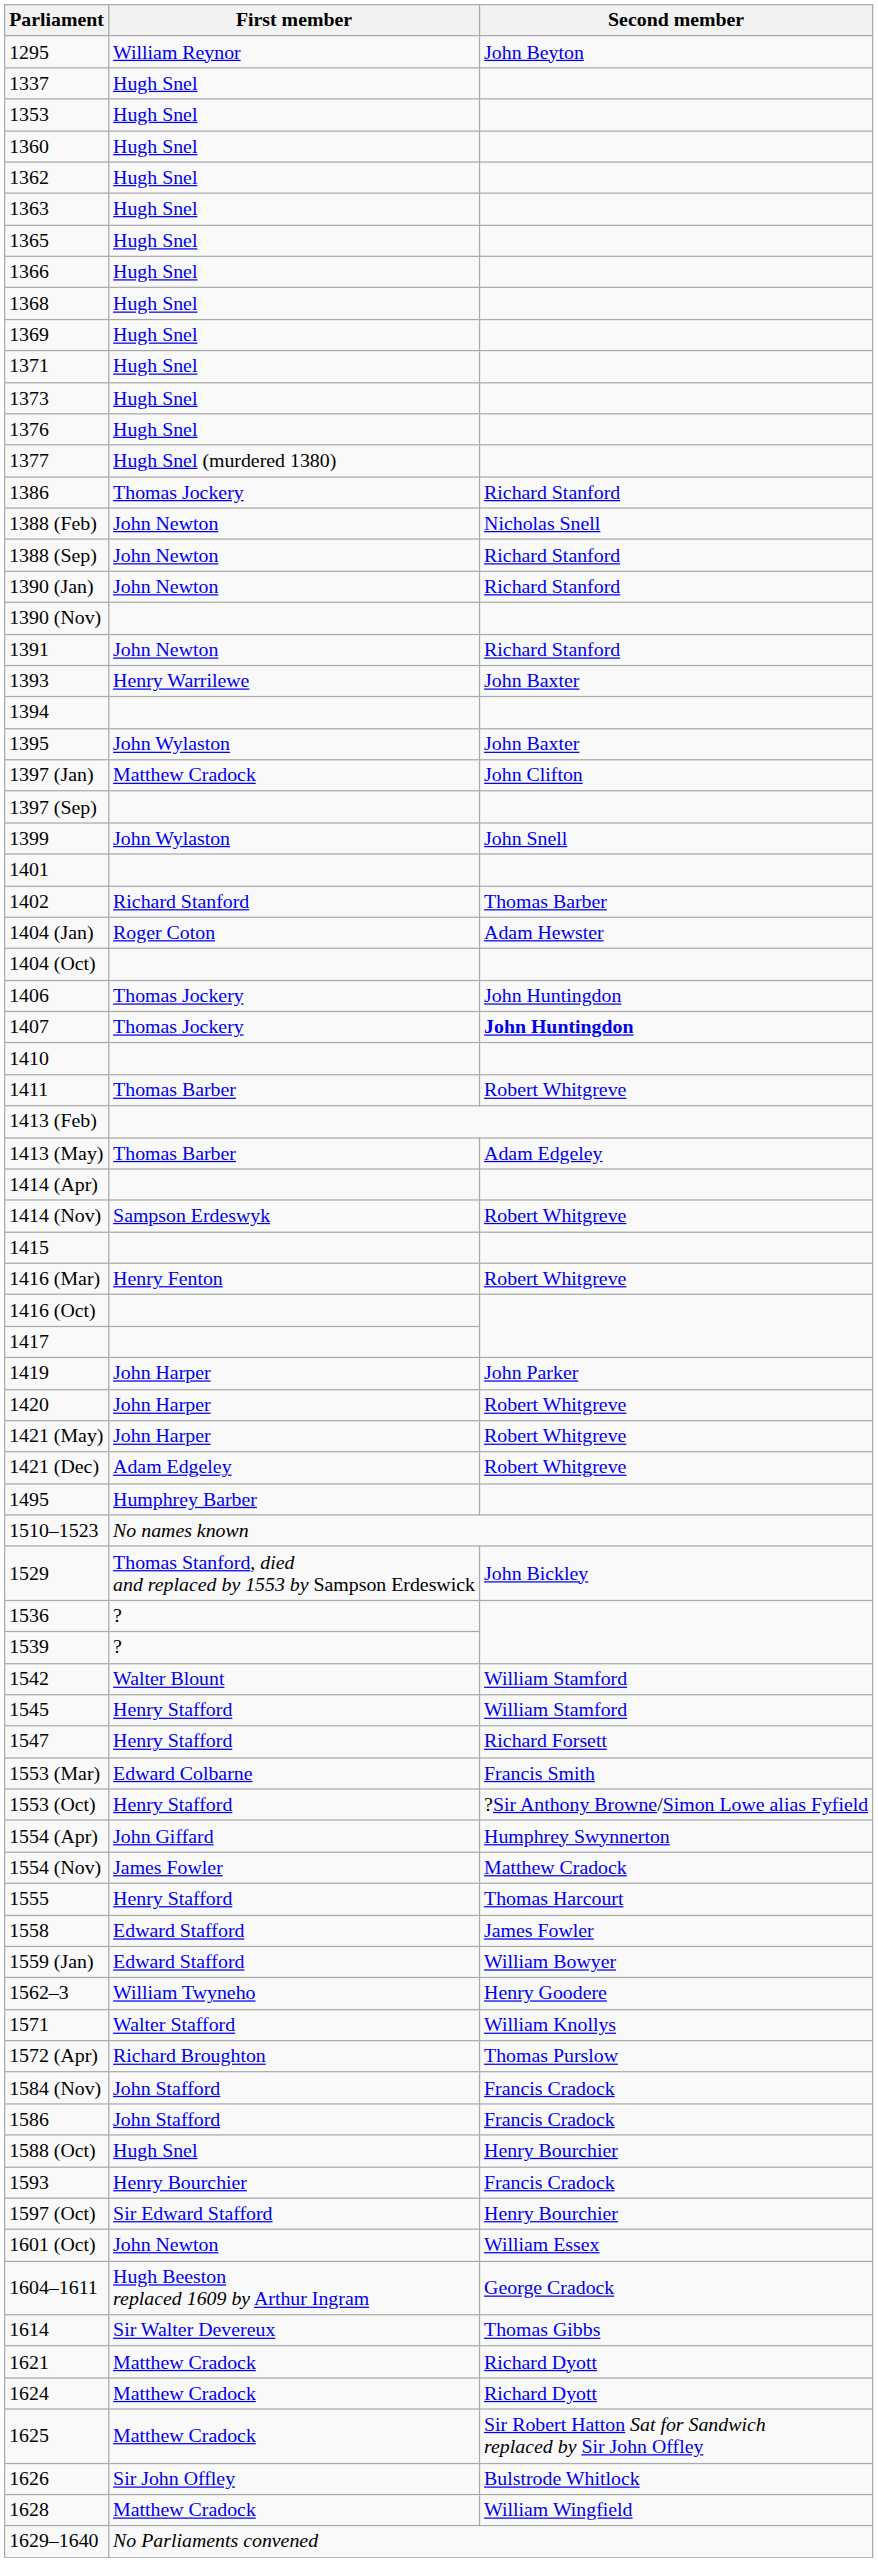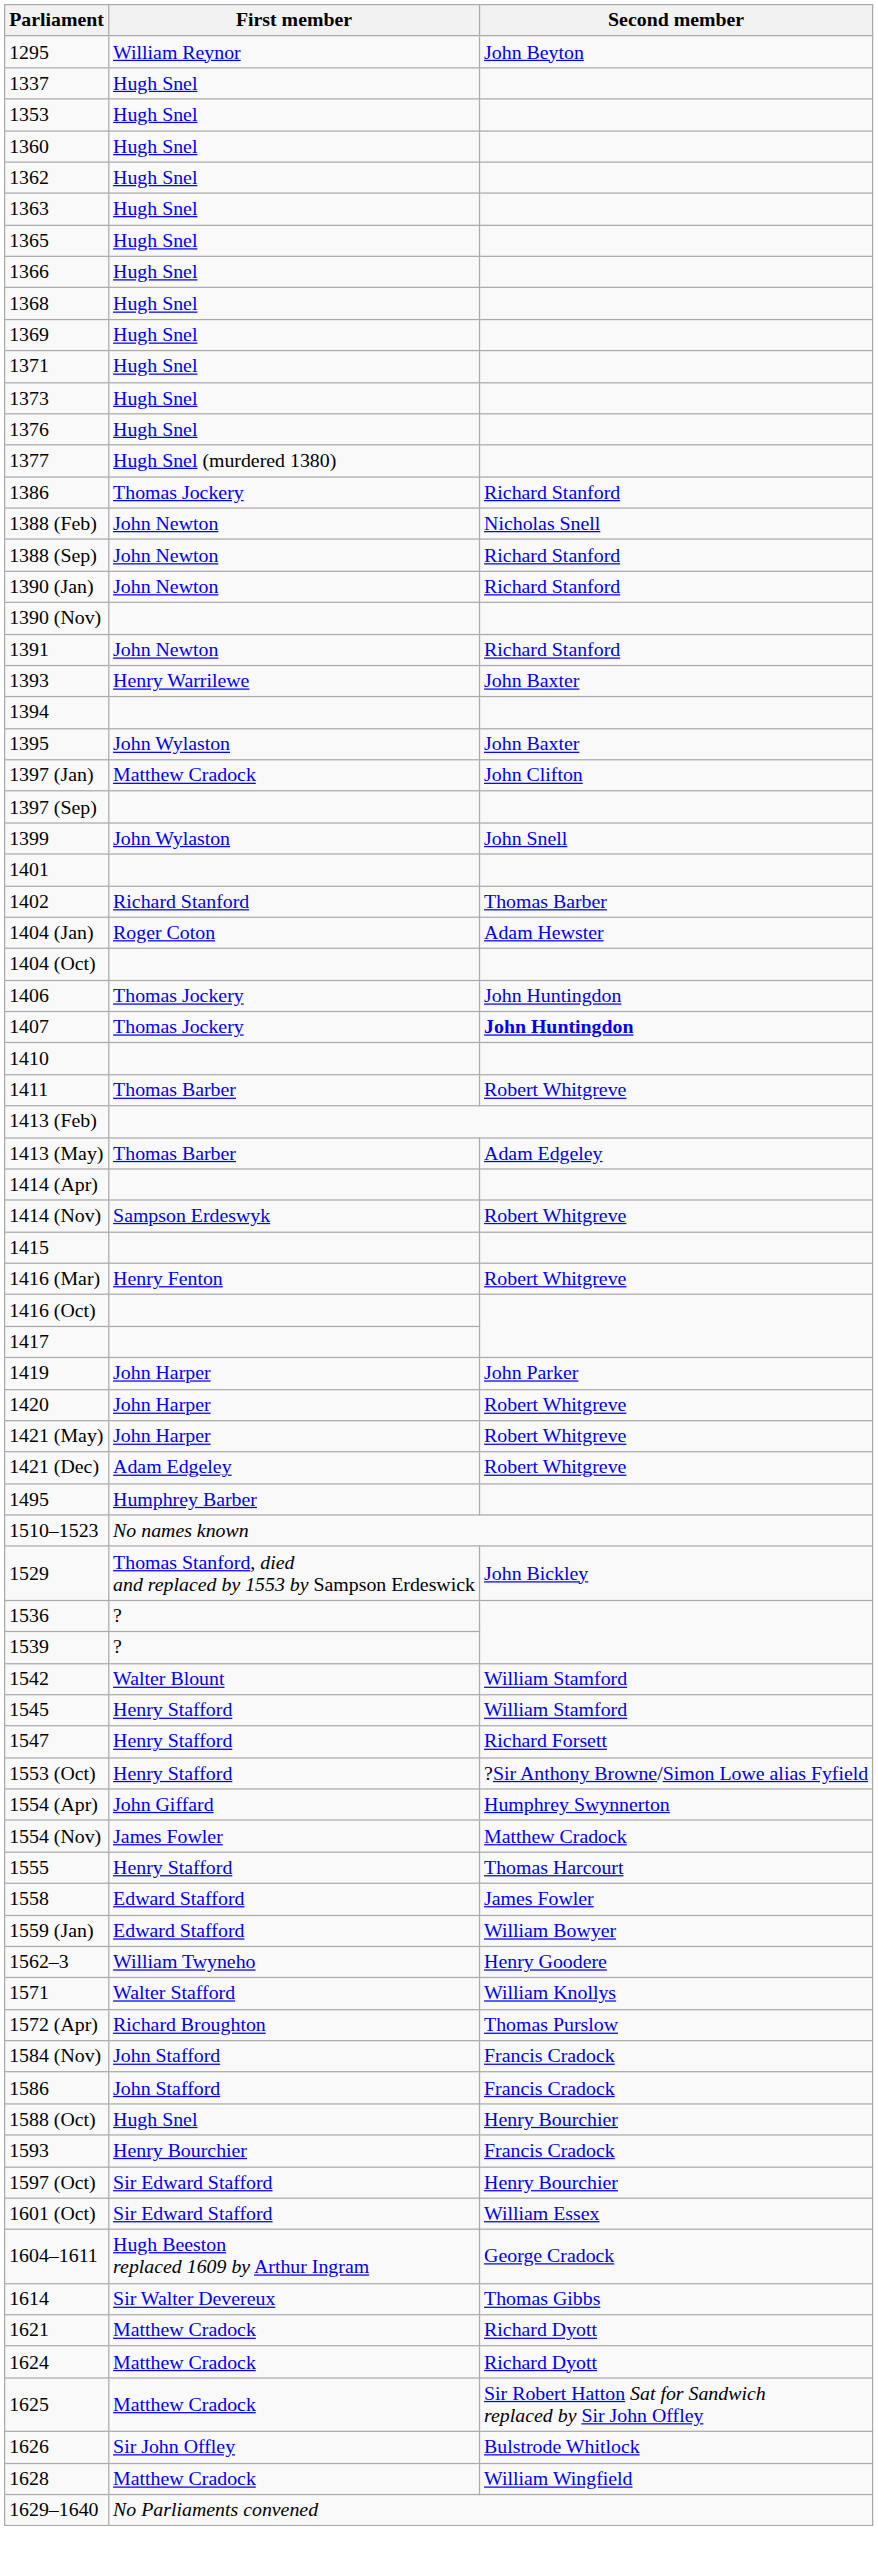- row: (55, 1773)
(166, 2245) John Newton -> (193, 2213) Sir Edward Stafford
